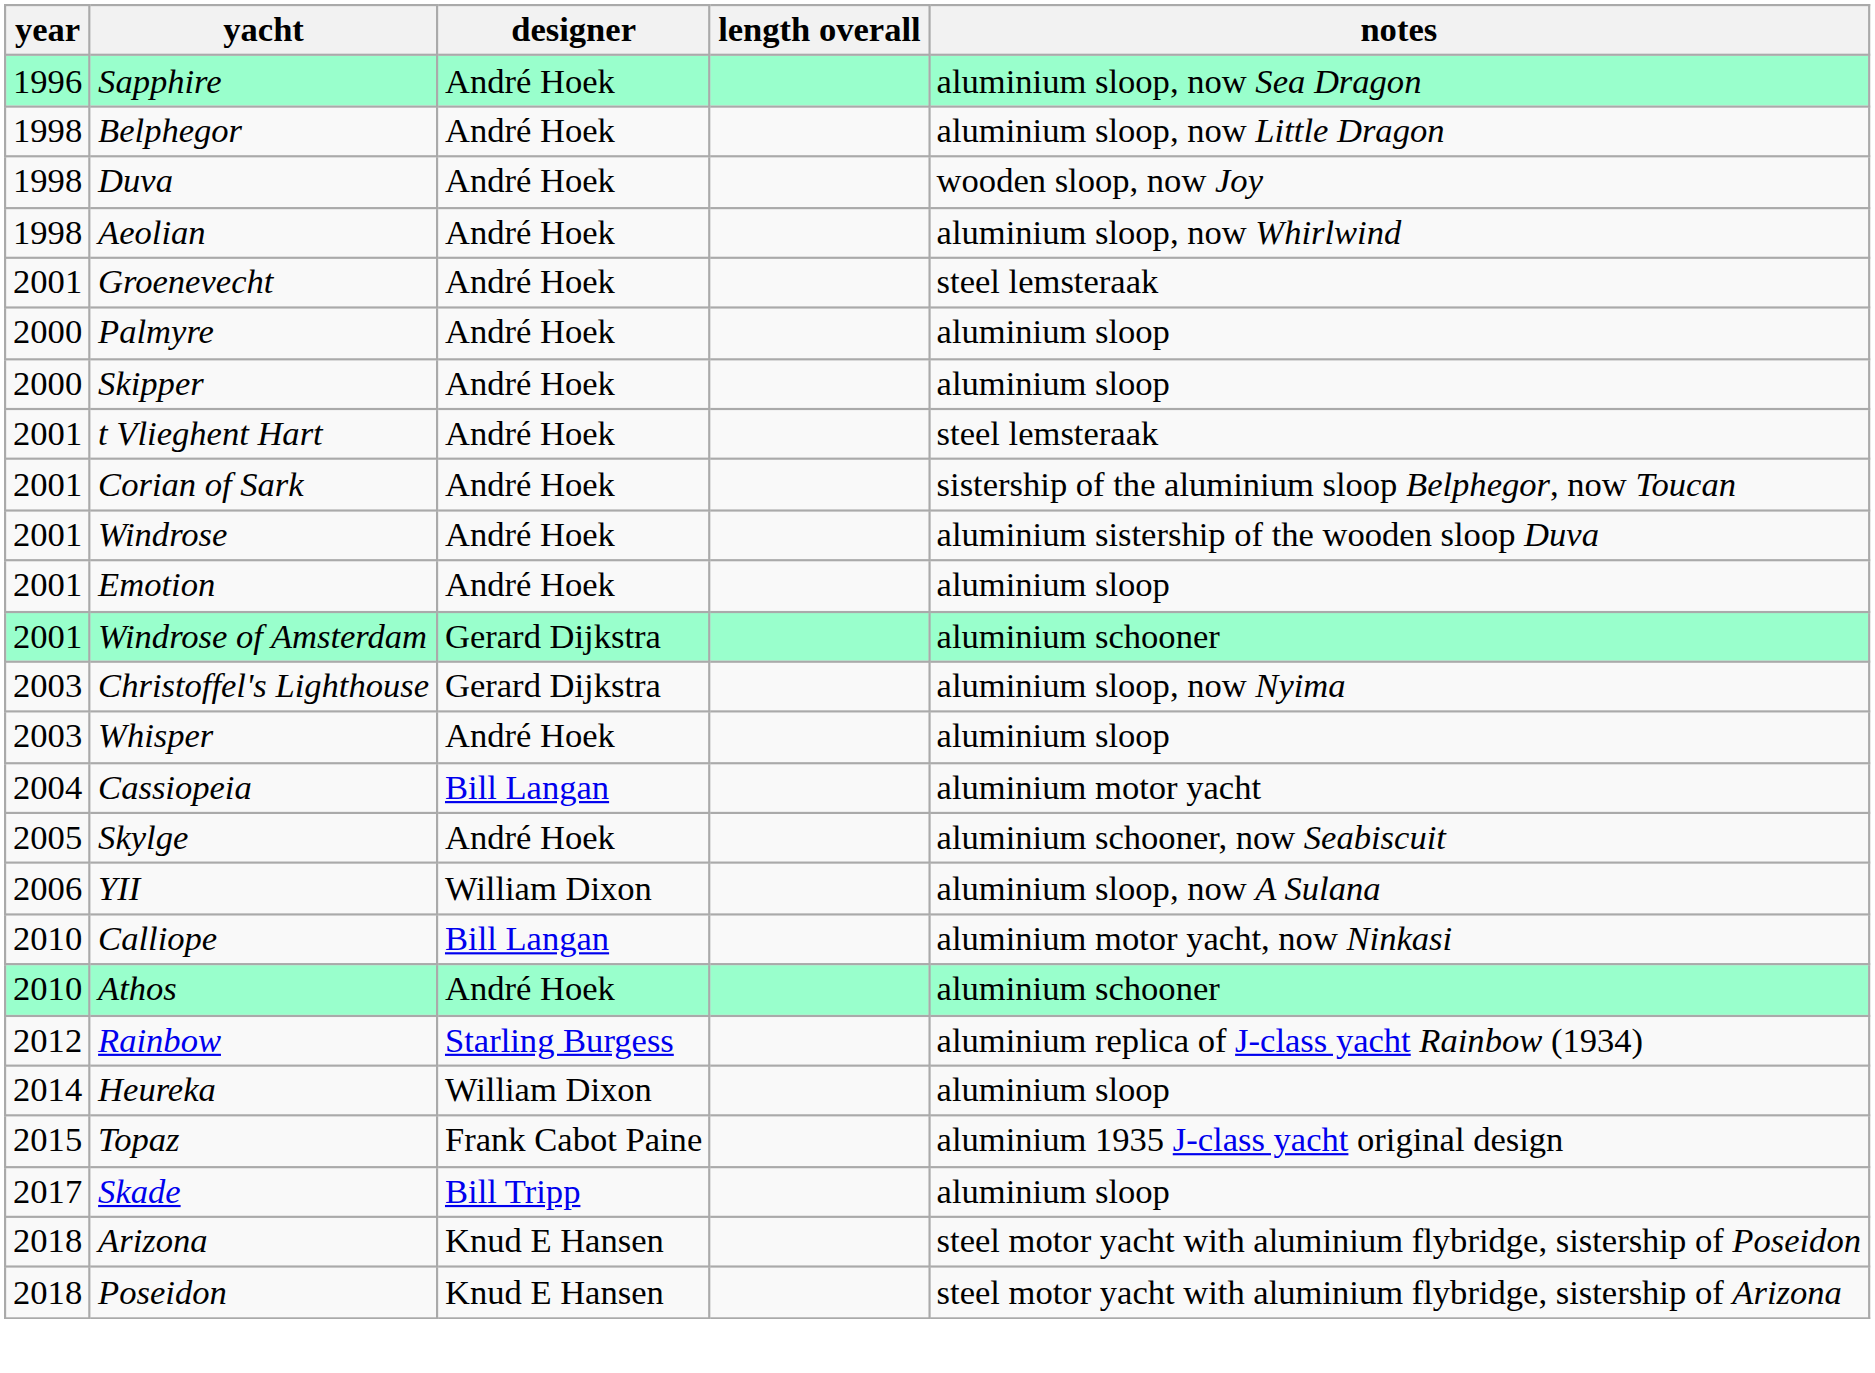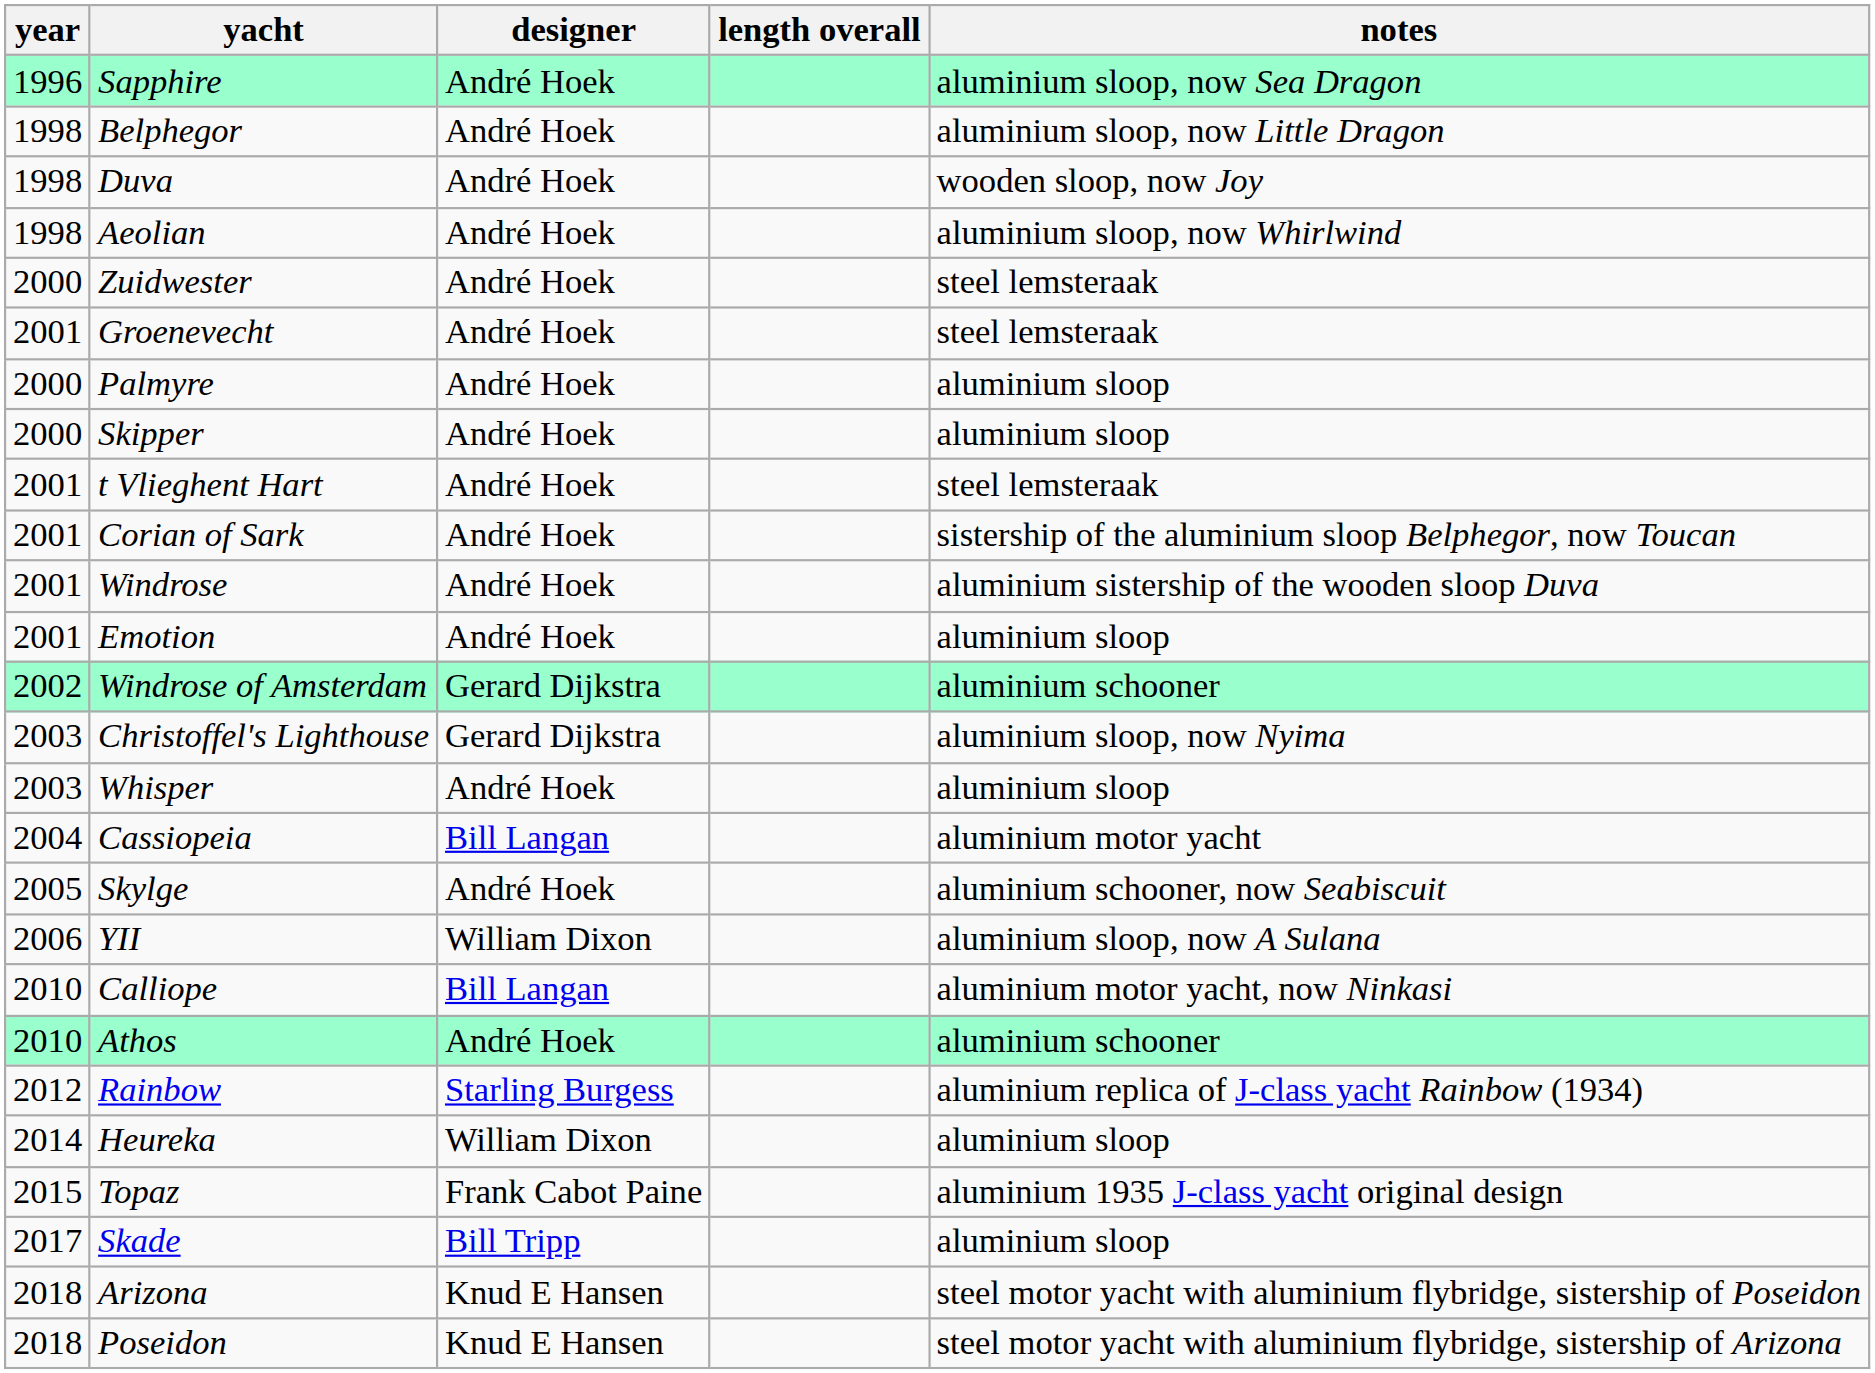+ row: (175, 282)
(48, 635) 2001 -> (48, 686) 2002
